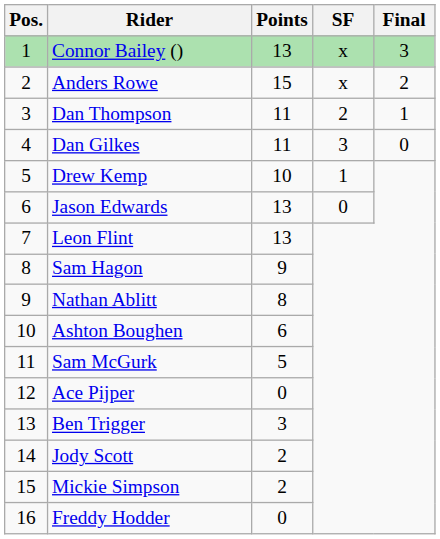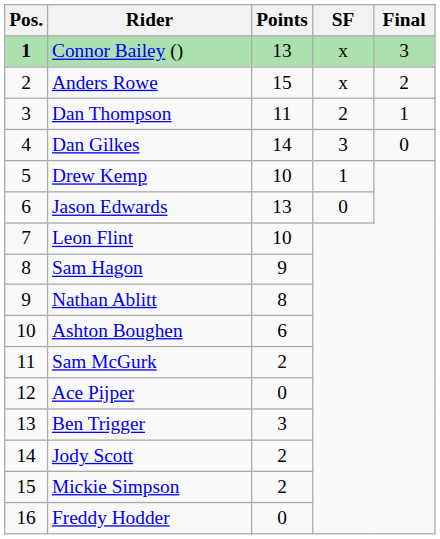(26, 51) normal -> (26, 51) bold
(282, 144) 11 -> (282, 144) 14
(282, 237) 13 -> (282, 237) 10
(282, 362) 5 -> (282, 362) 2
